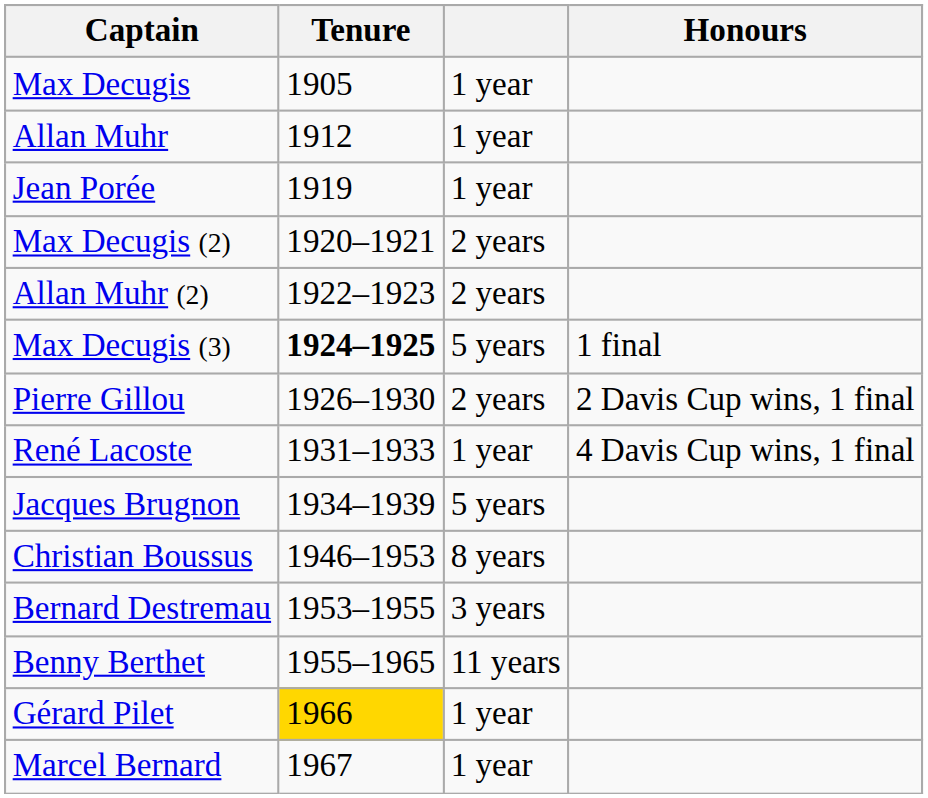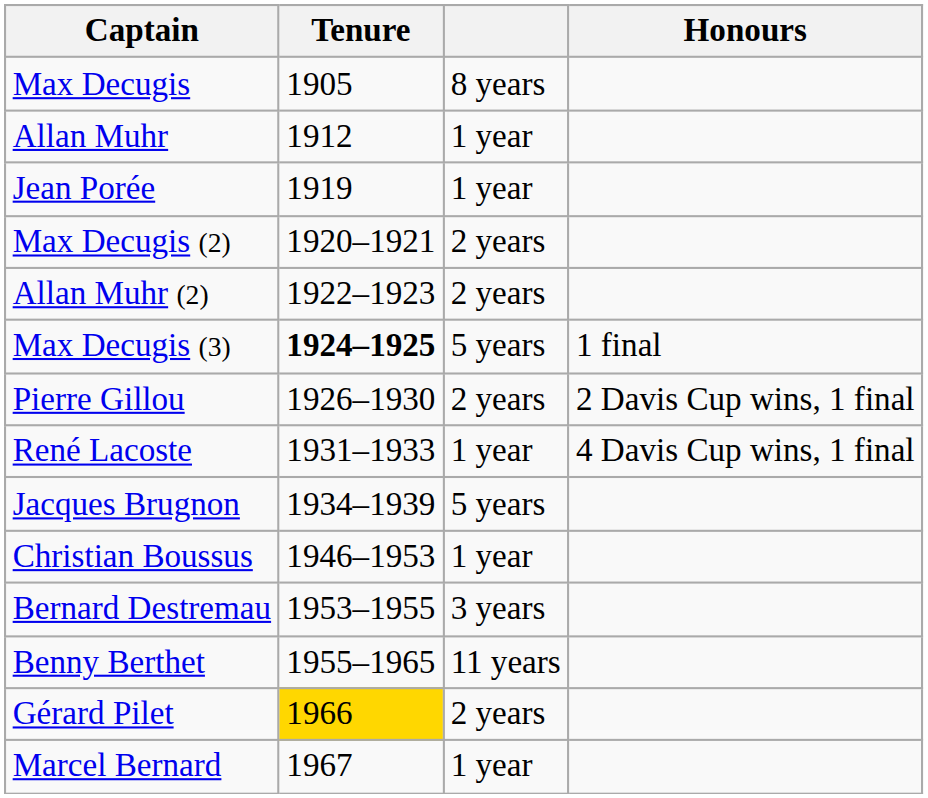(492, 83) 1 year -> (498, 83) 8 years
(498, 556) 8 years -> (492, 556) 1 year
(492, 713) 1 year -> (498, 713) 2 years
